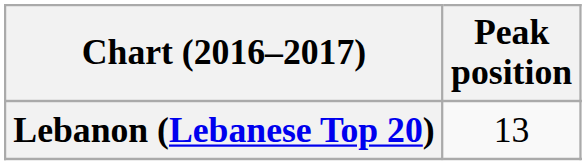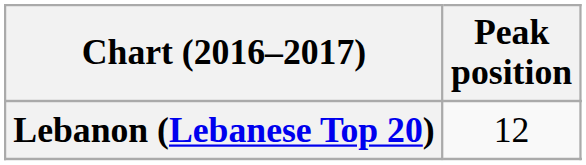(512, 129) 13 -> (512, 129) 12
